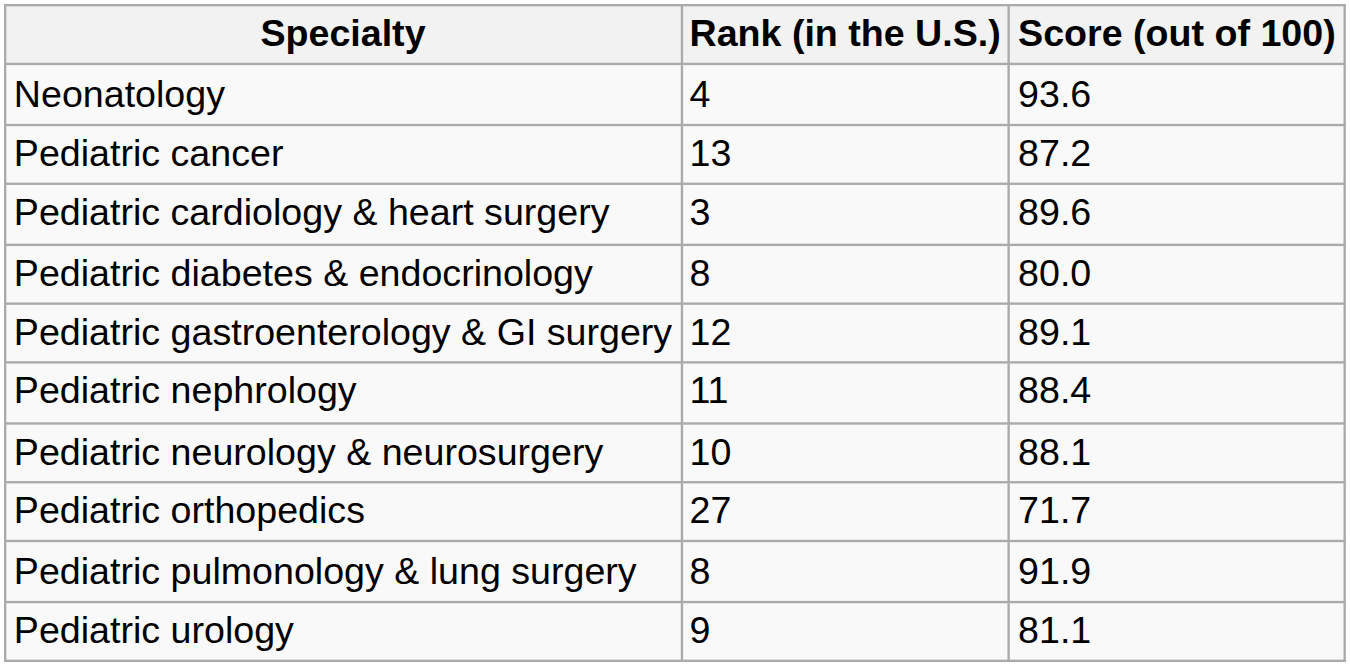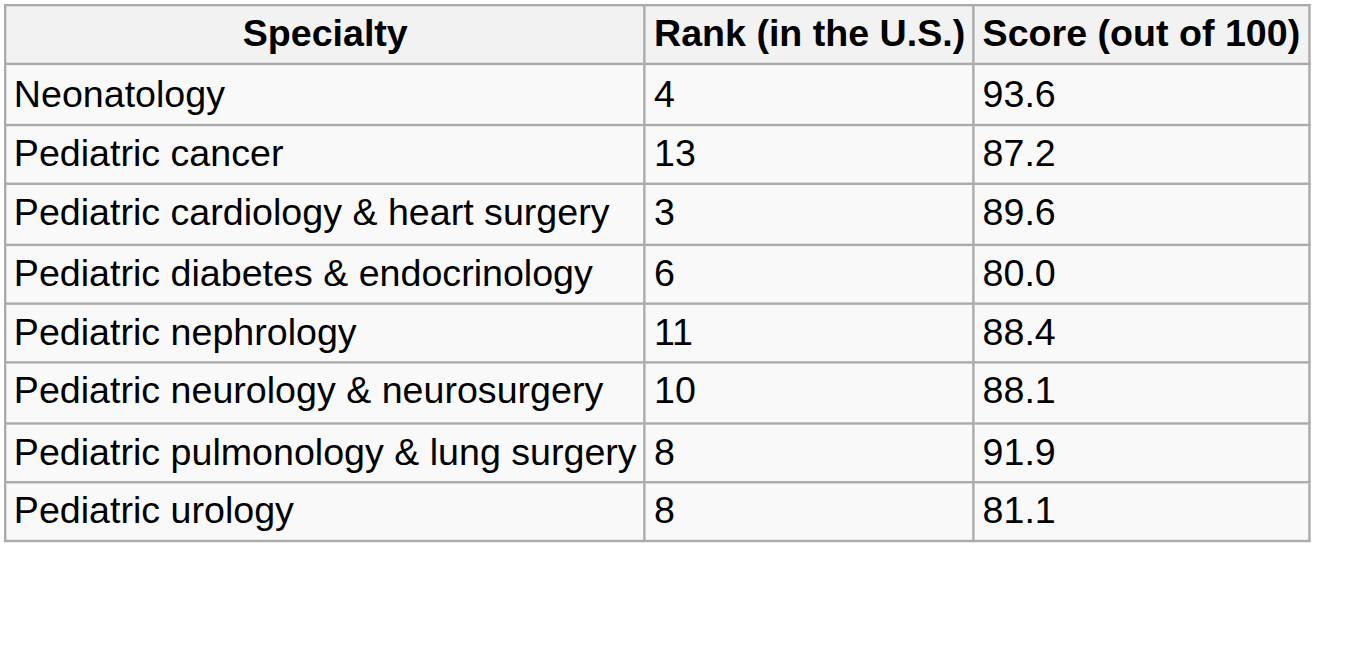(700, 272) 8 -> (664, 272) 6
- row: (343, 332)
- row: (189, 511)
(700, 630) 9 -> (664, 511) 8
